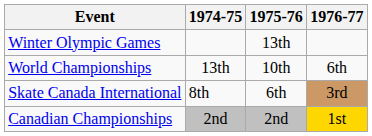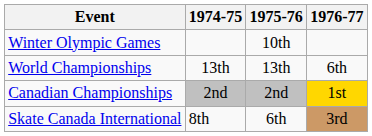(276, 42) 13th -> (276, 42) 10th
(276, 67) 10th -> (276, 67) 13th
rows swapped: (90, 118) <-> (95, 93)
